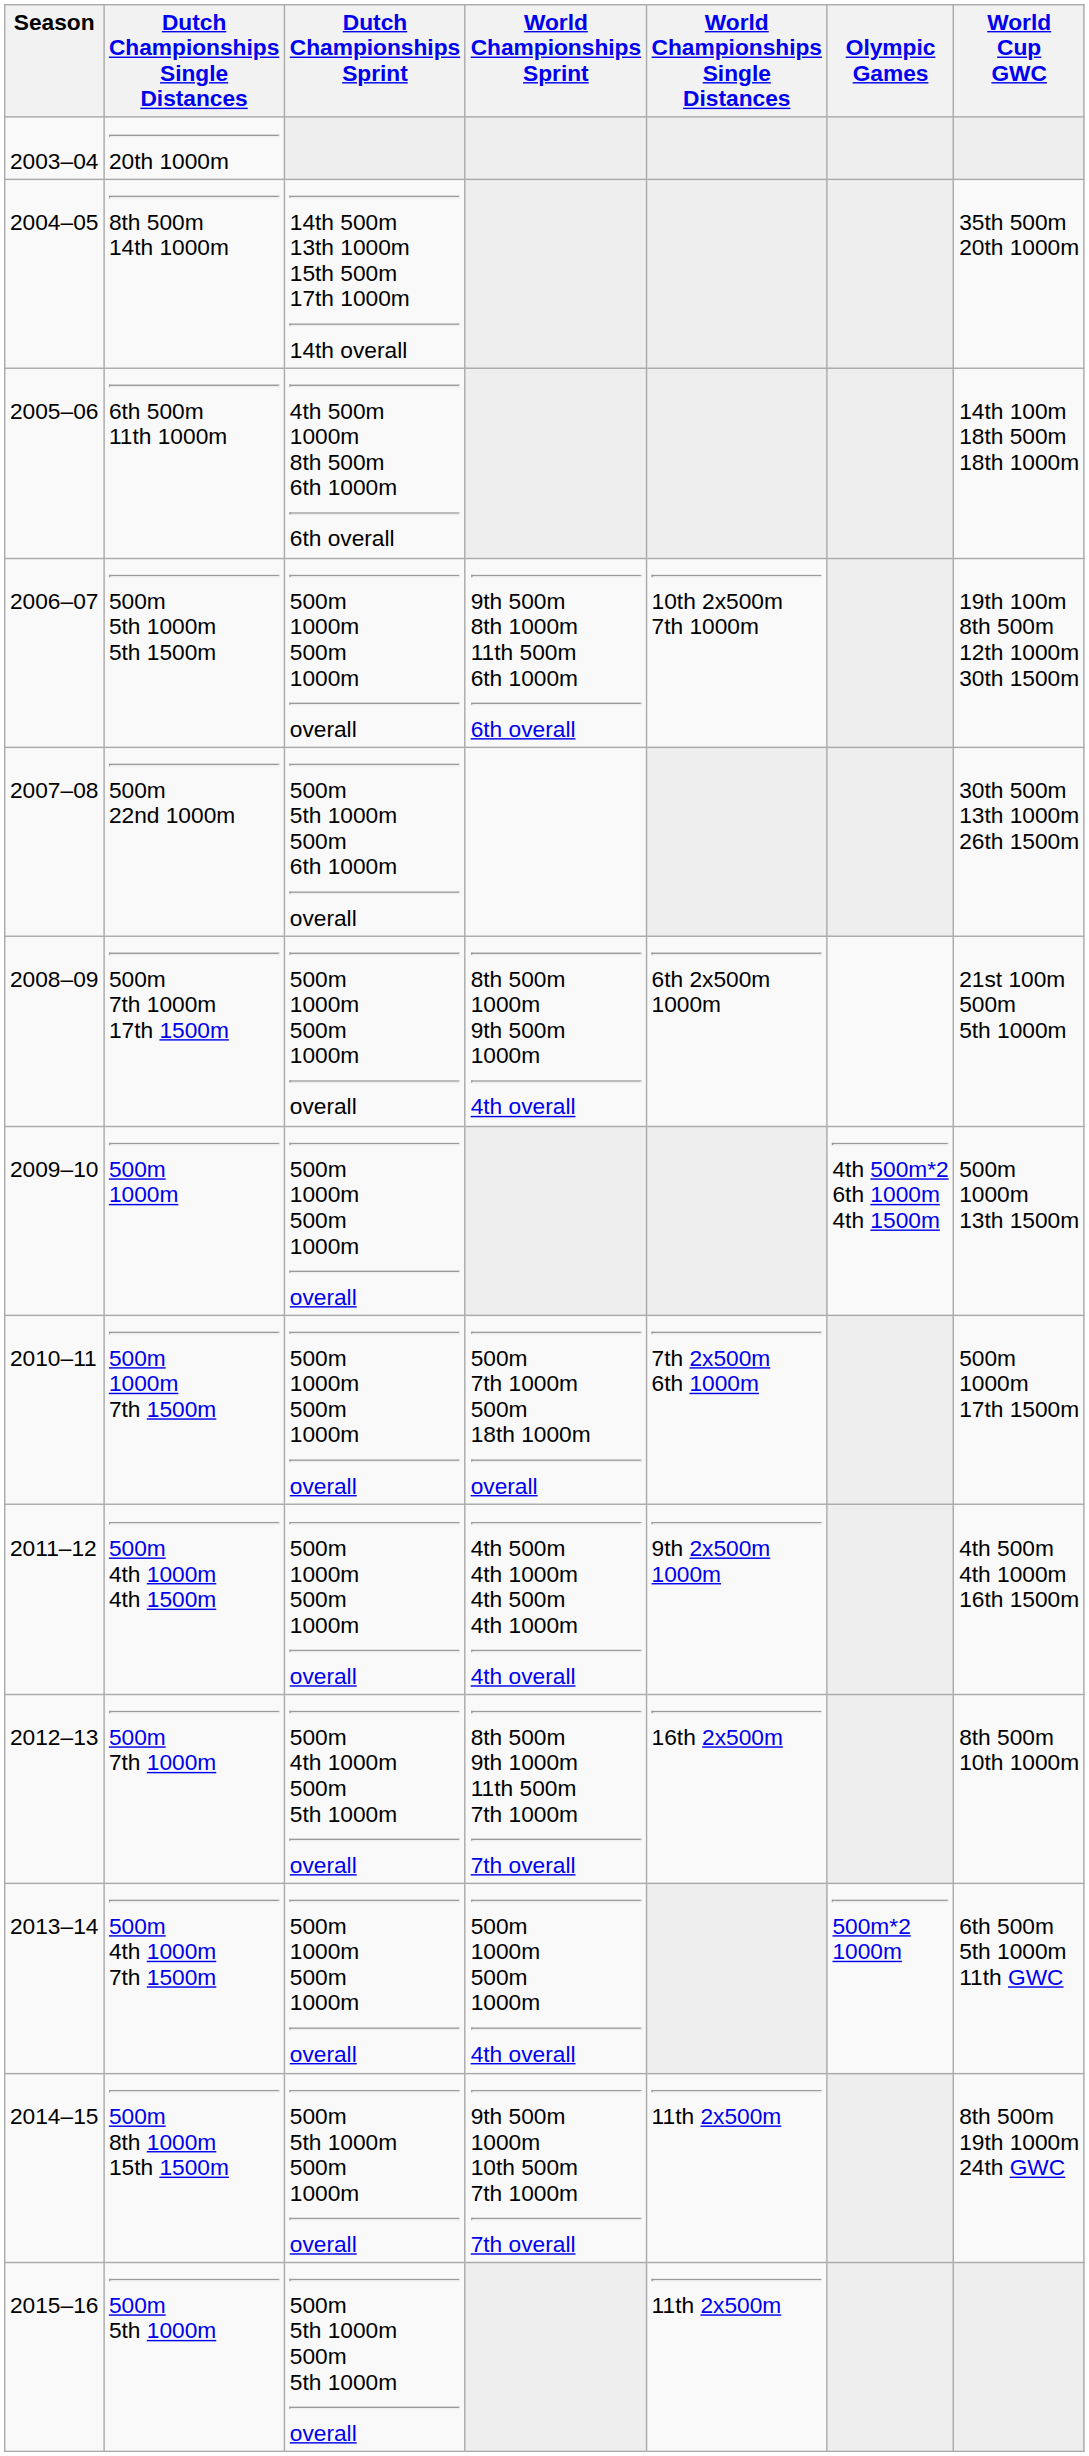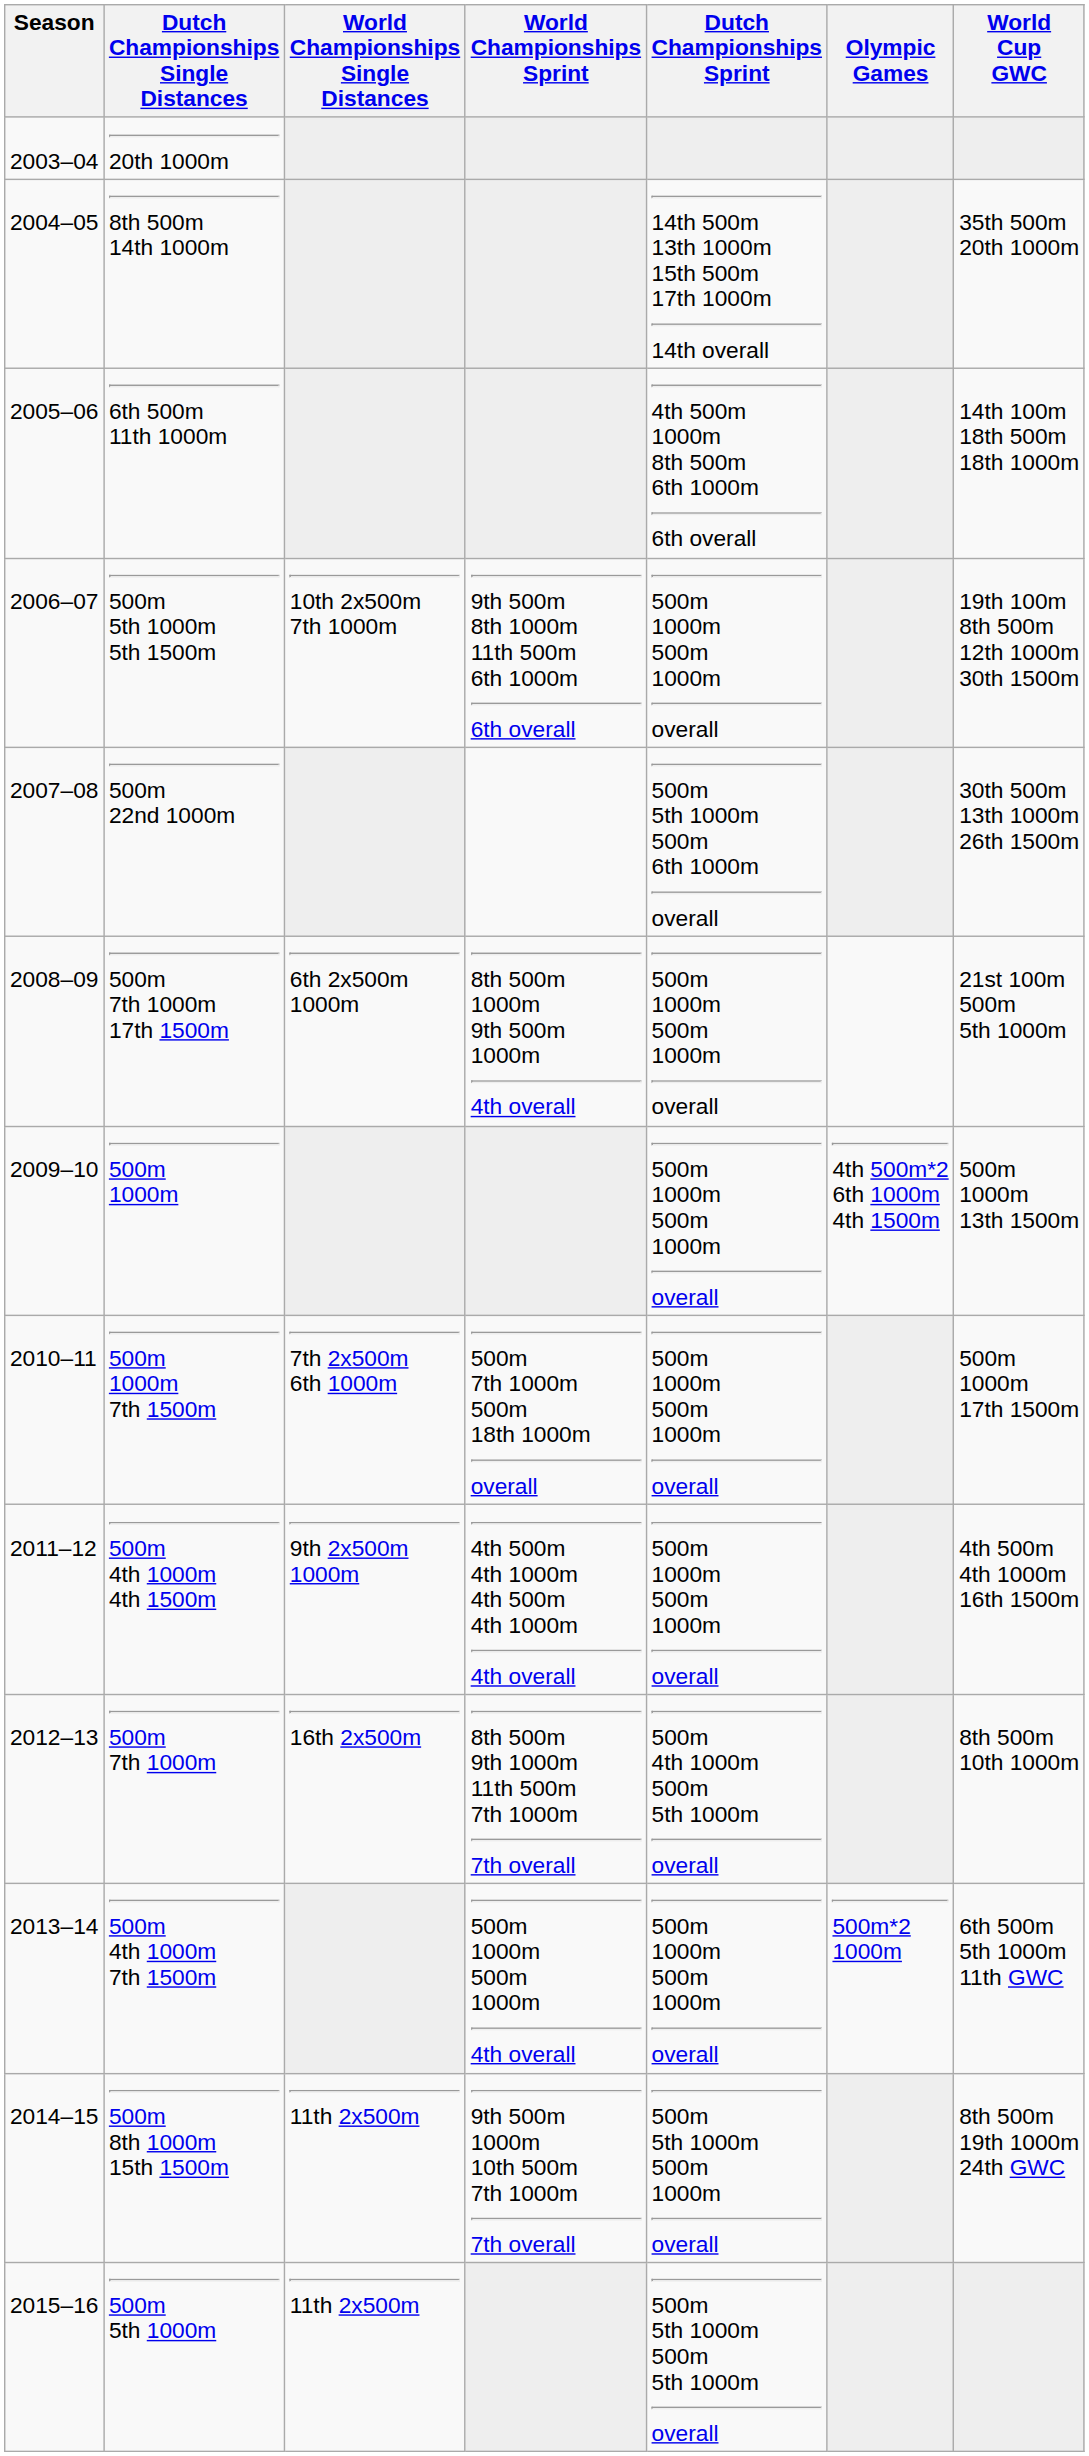columns swapped: (375, 48) <-> (737, 60)
